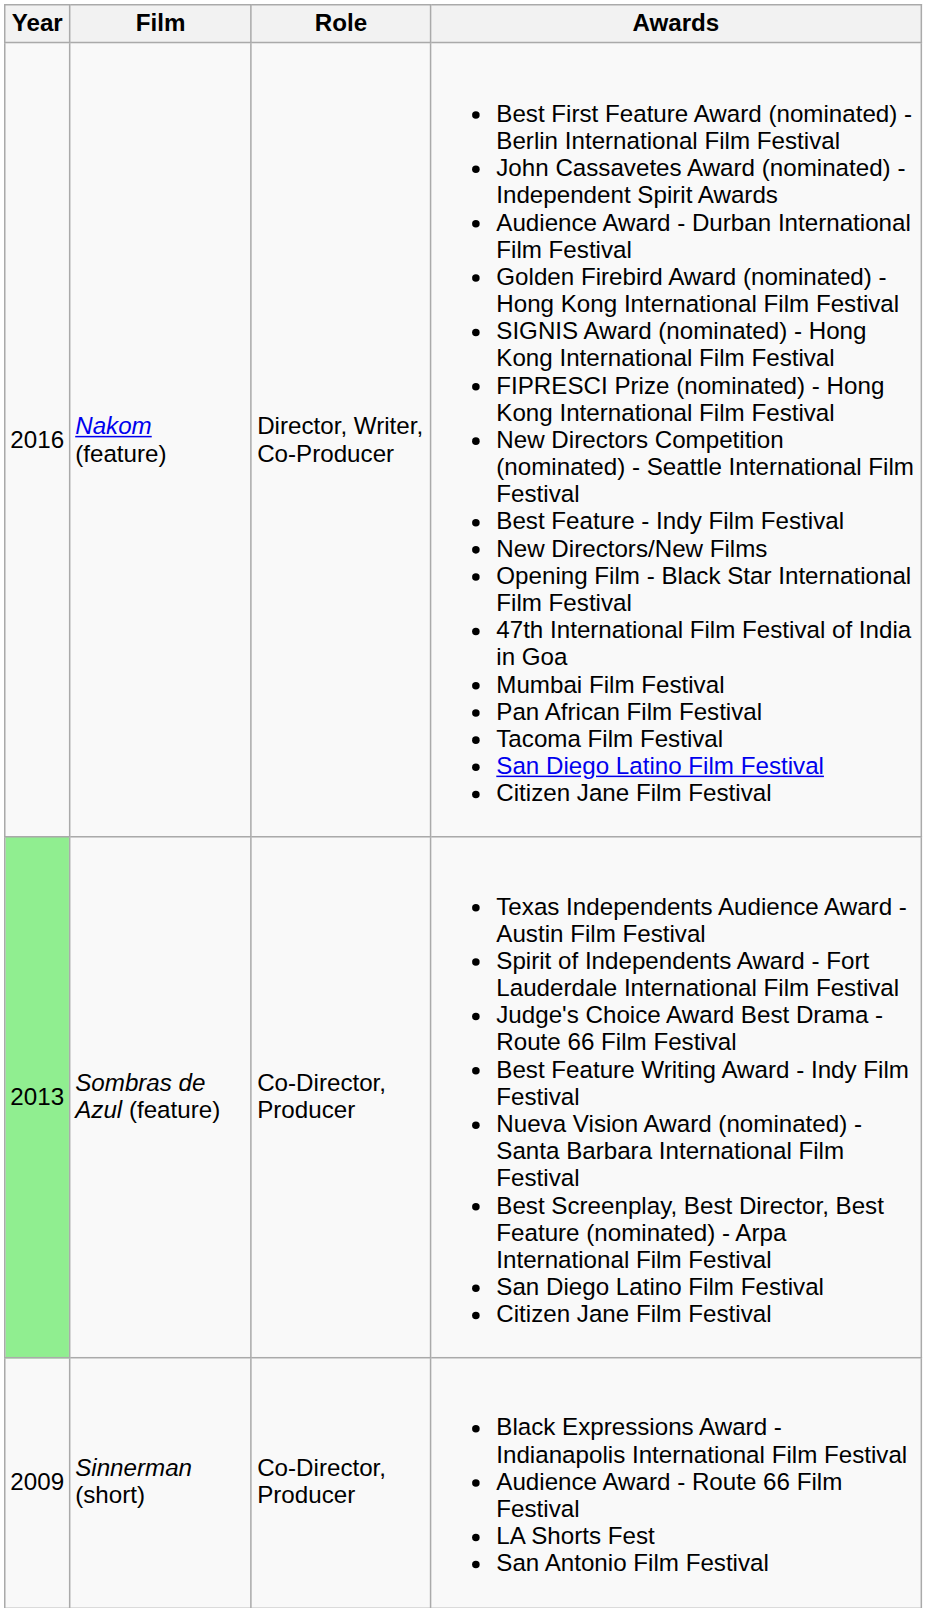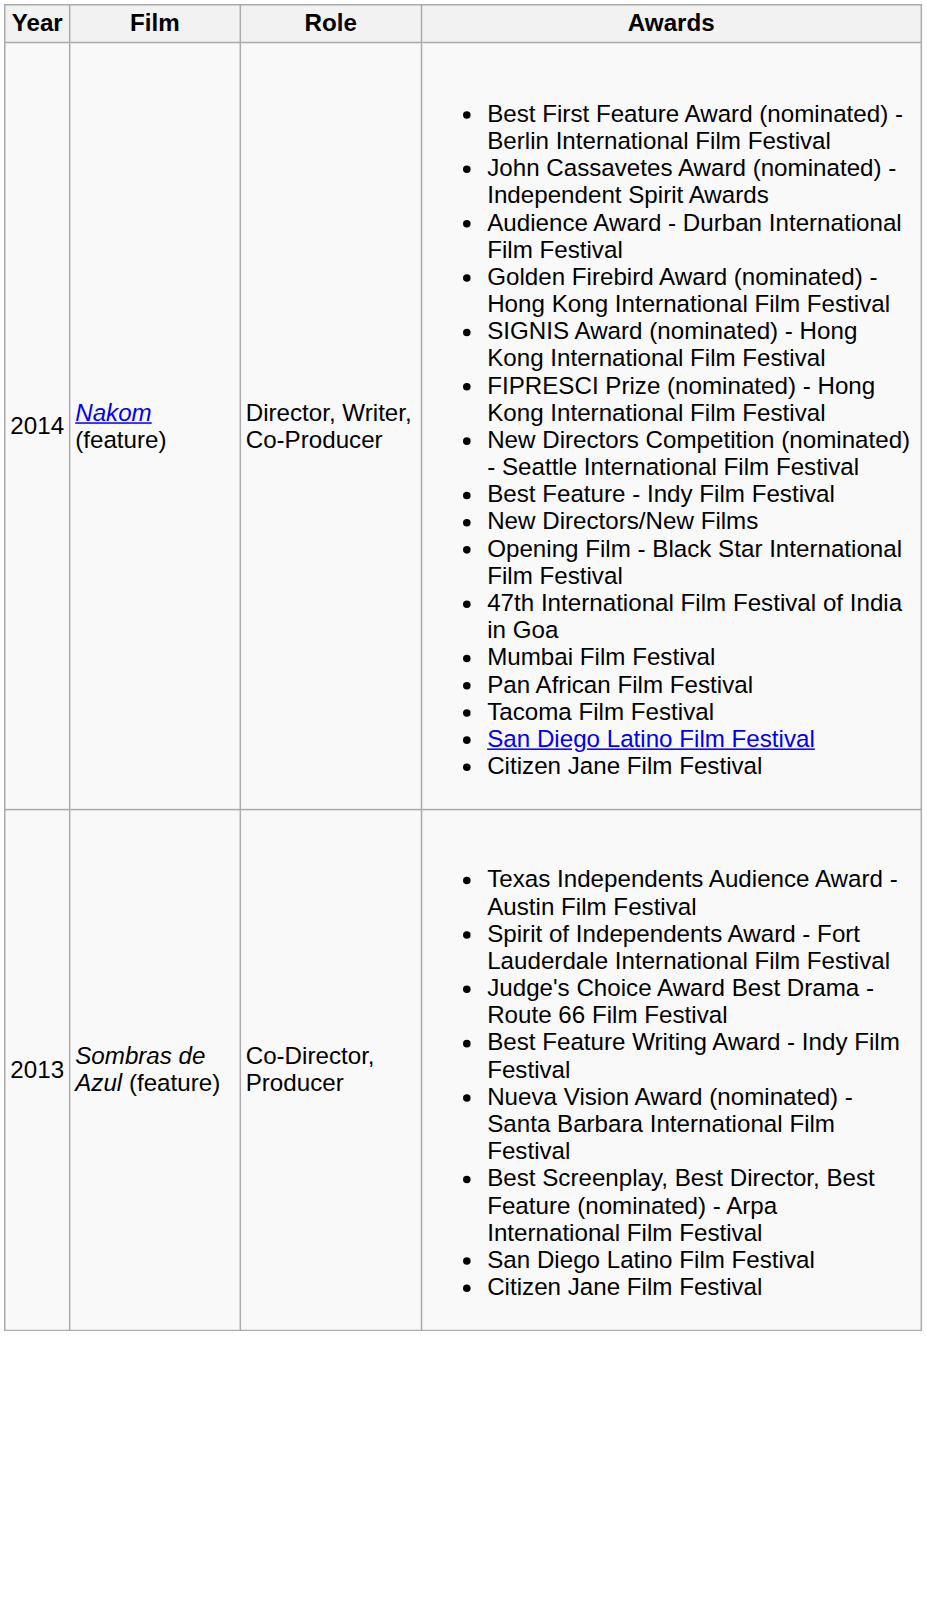(37, 439) 2016 -> (37, 425) 2014
(37, 1096) lightgreen background -> (37, 1069) no background
- row: (134, 1482)
